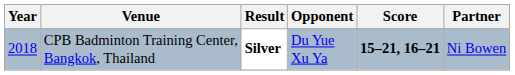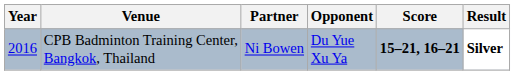columns swapped: (477, 16) <-> (264, 16)
(22, 49) 2018 -> (22, 49) 2016
